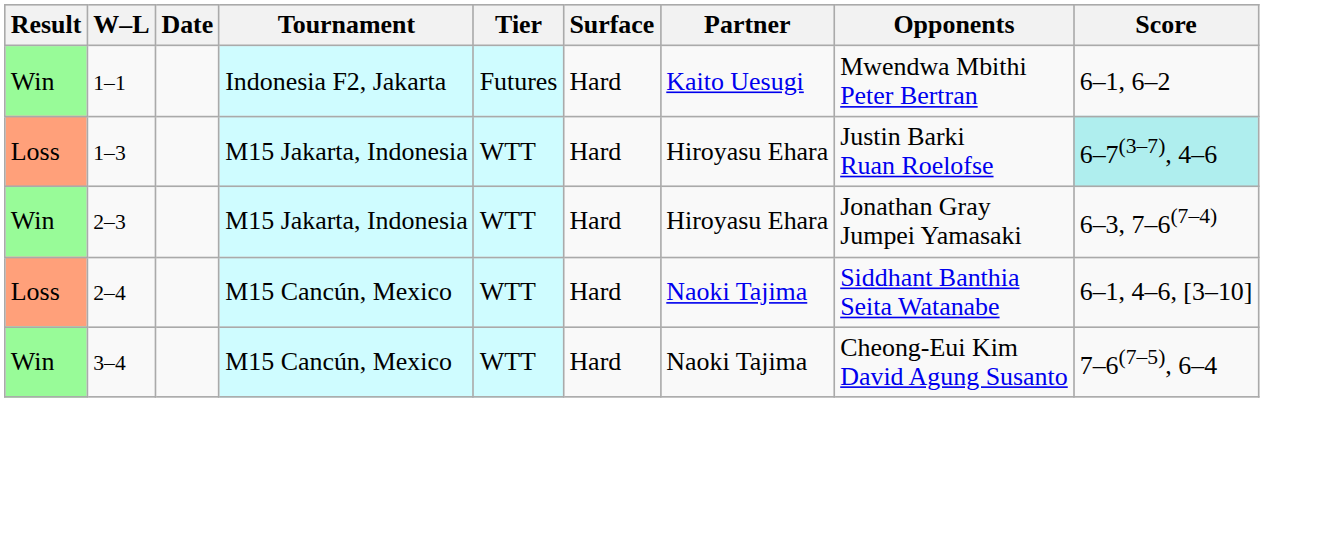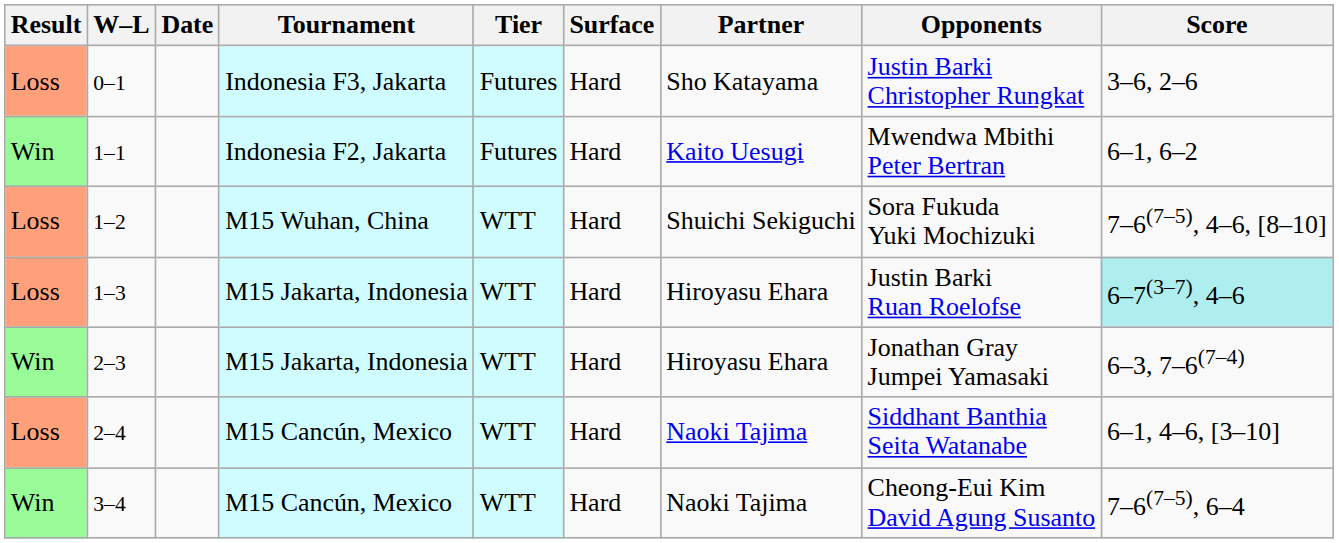+ row: (110, 82)
+ row: (110, 222)
